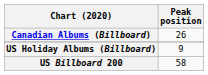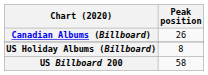(181, 49) 9 -> (181, 49) 8
